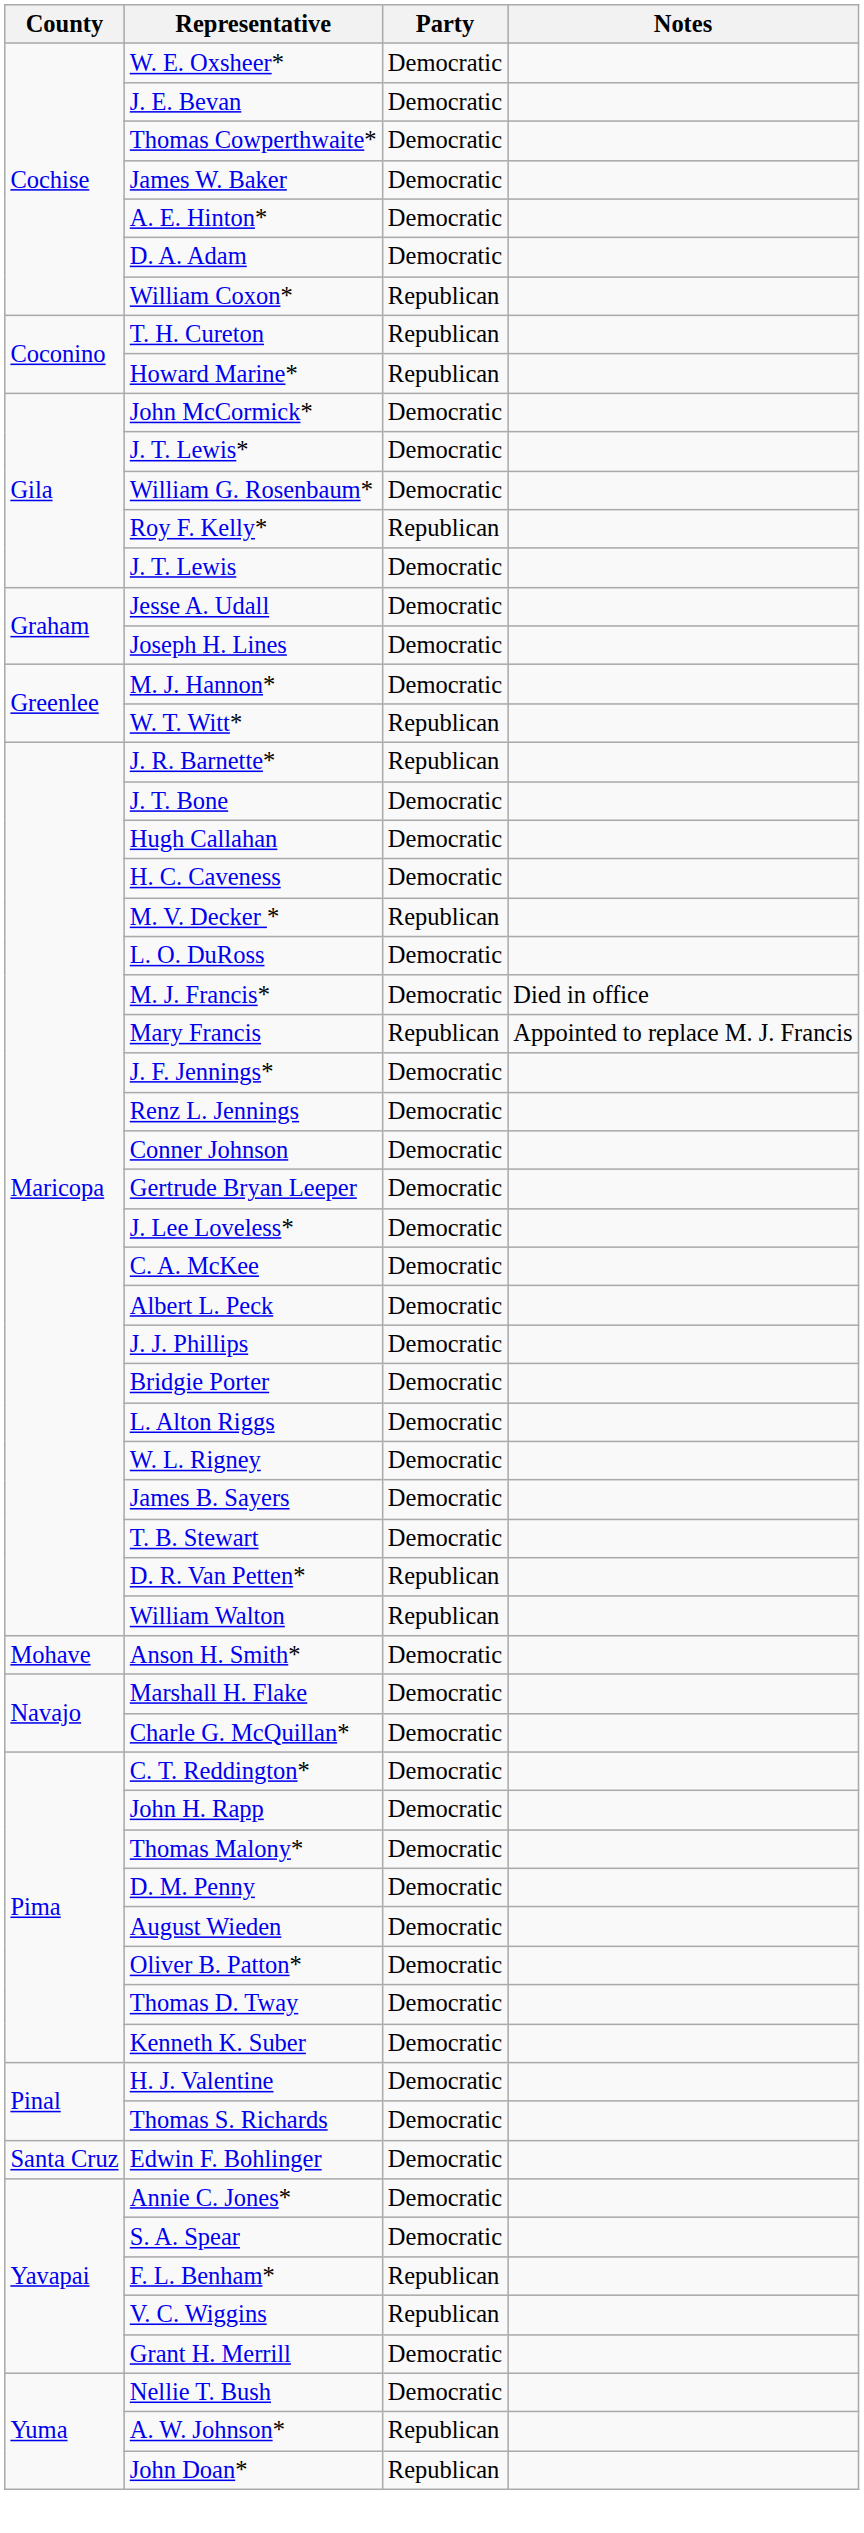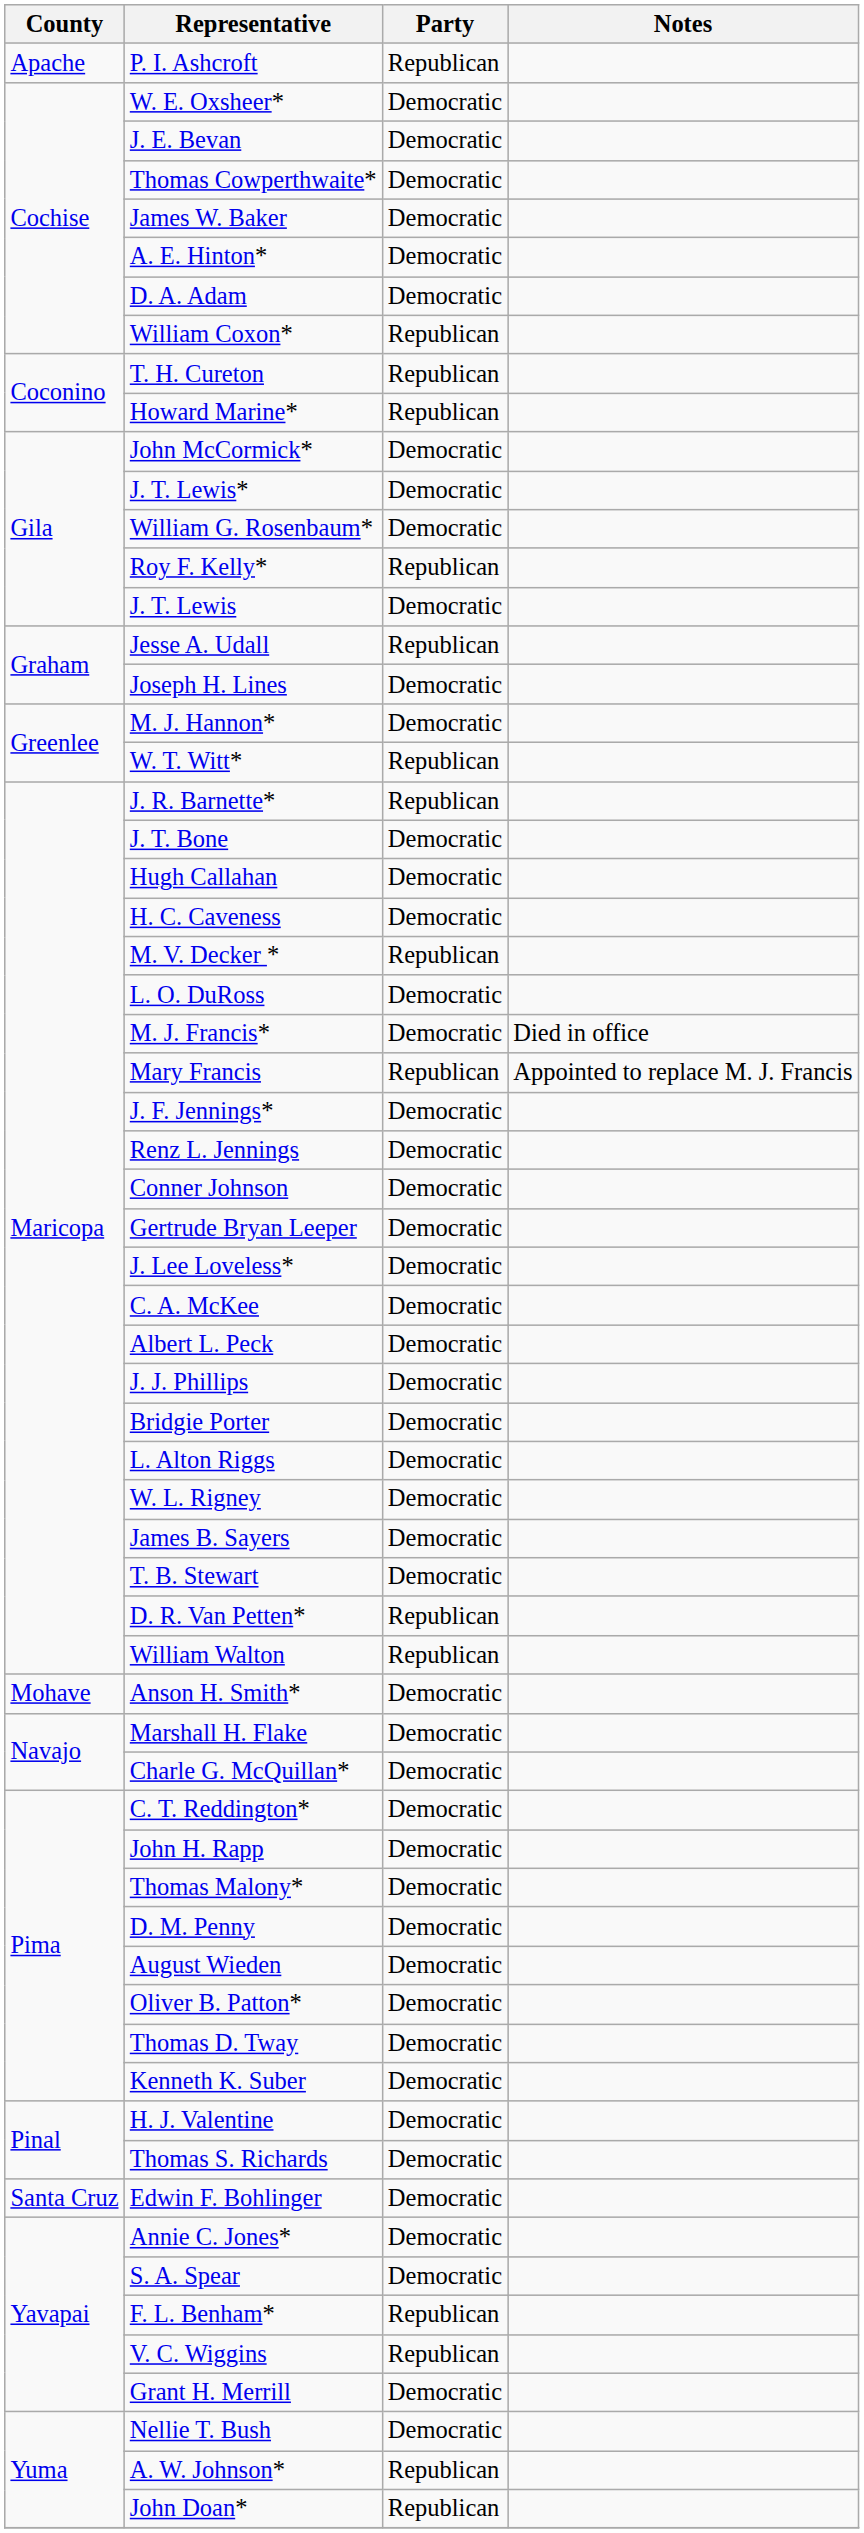+ row: (194, 62)
(445, 606) Democratic -> (444, 645) Republican
